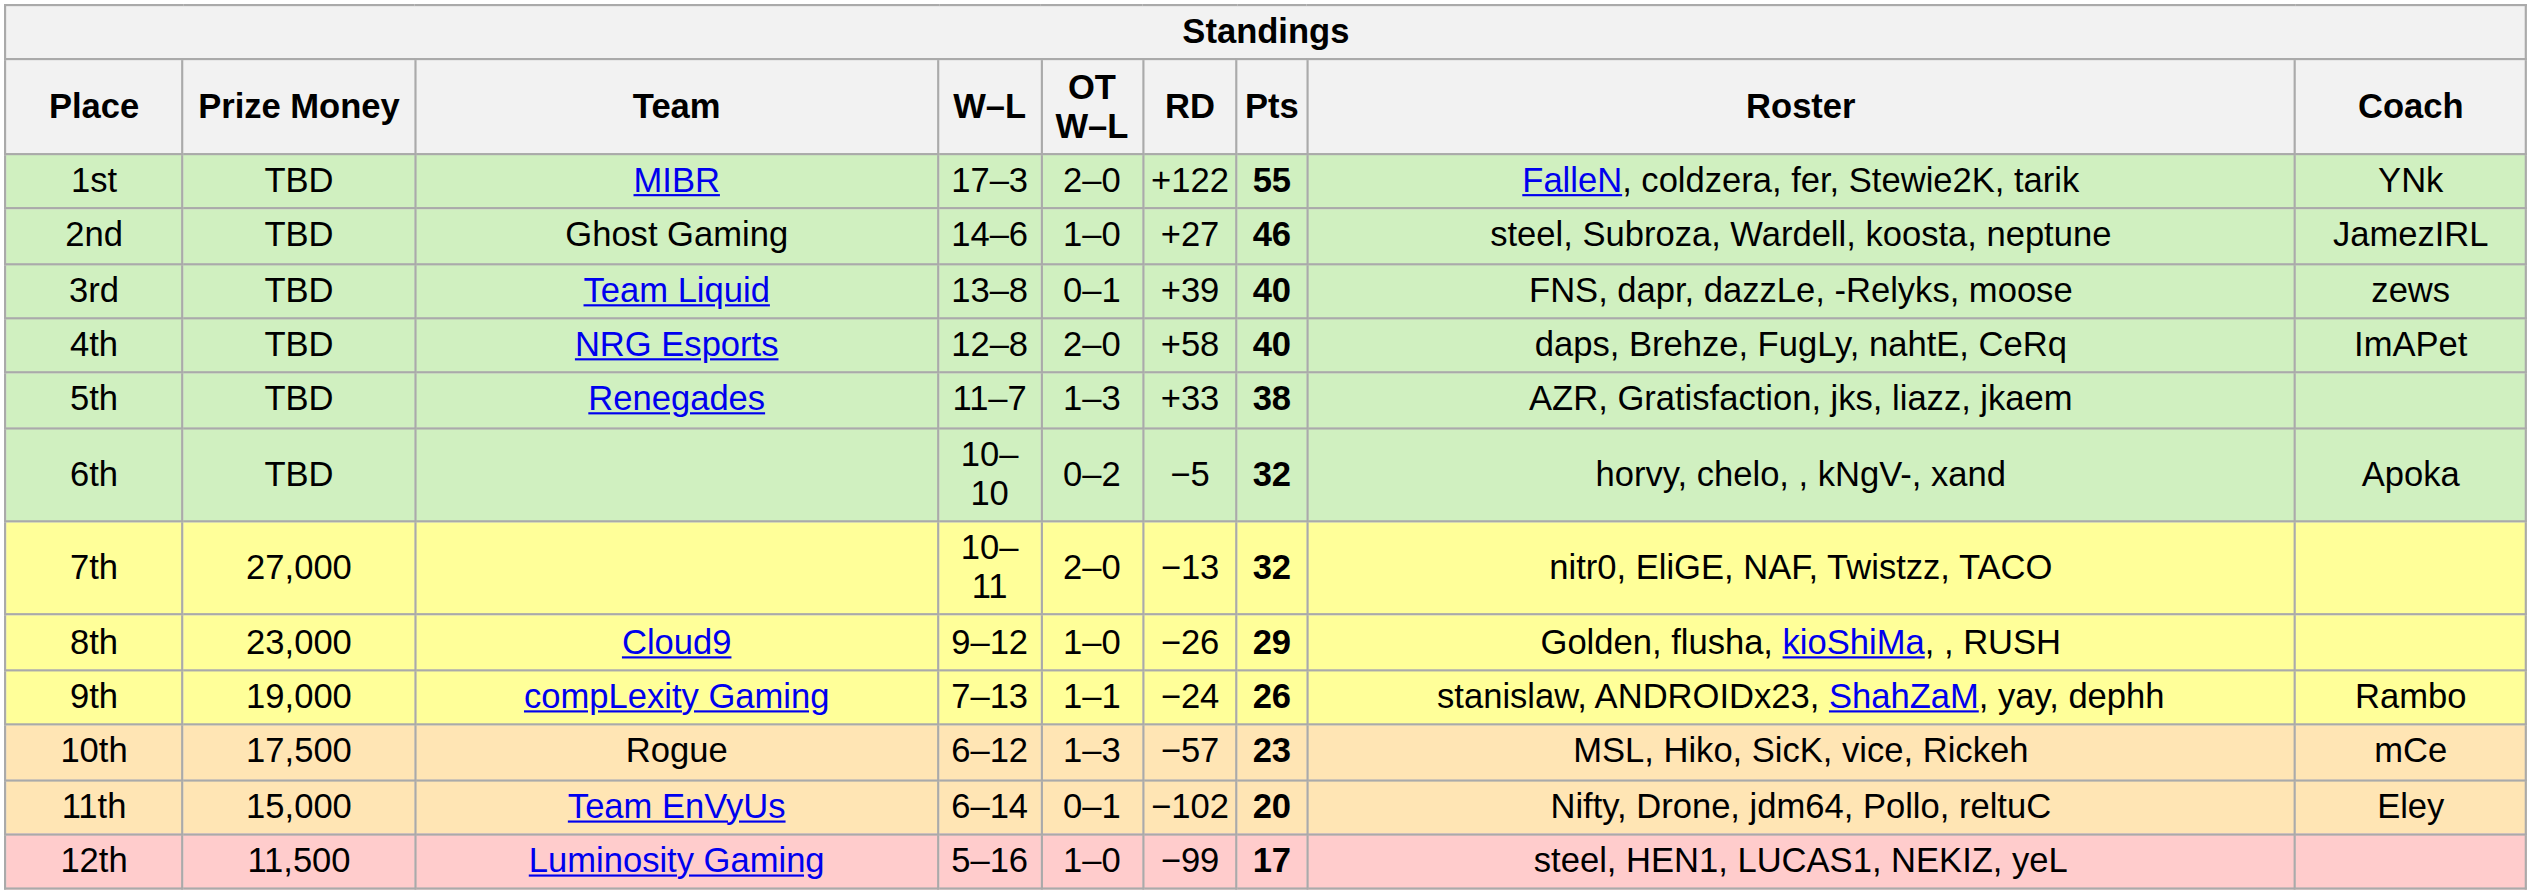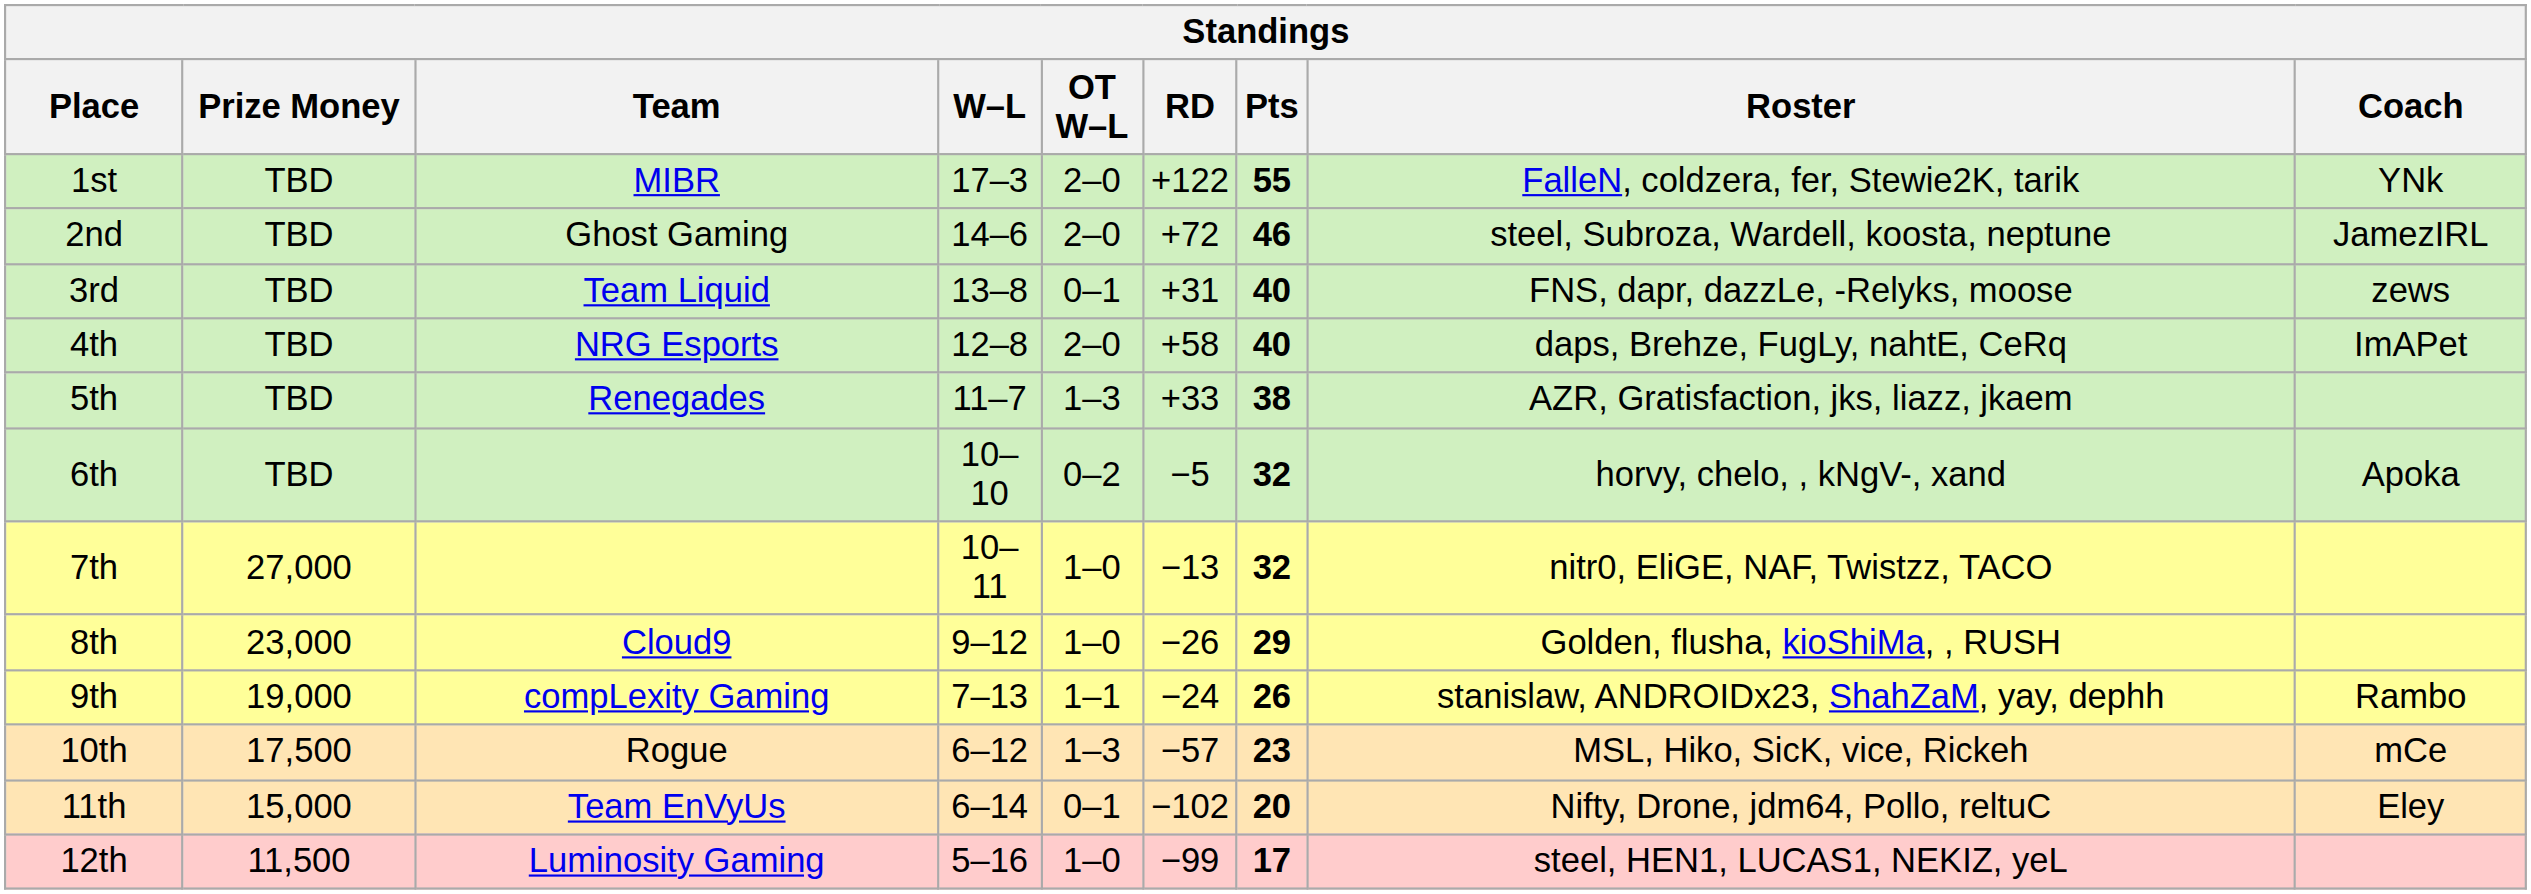(1092, 235) 1–0 -> (1092, 235) 2–0
(1190, 235) +27 -> (1190, 235) +72
(1190, 290) +39 -> (1190, 290) +31
(1092, 567) 2–0 -> (1092, 567) 1–0
